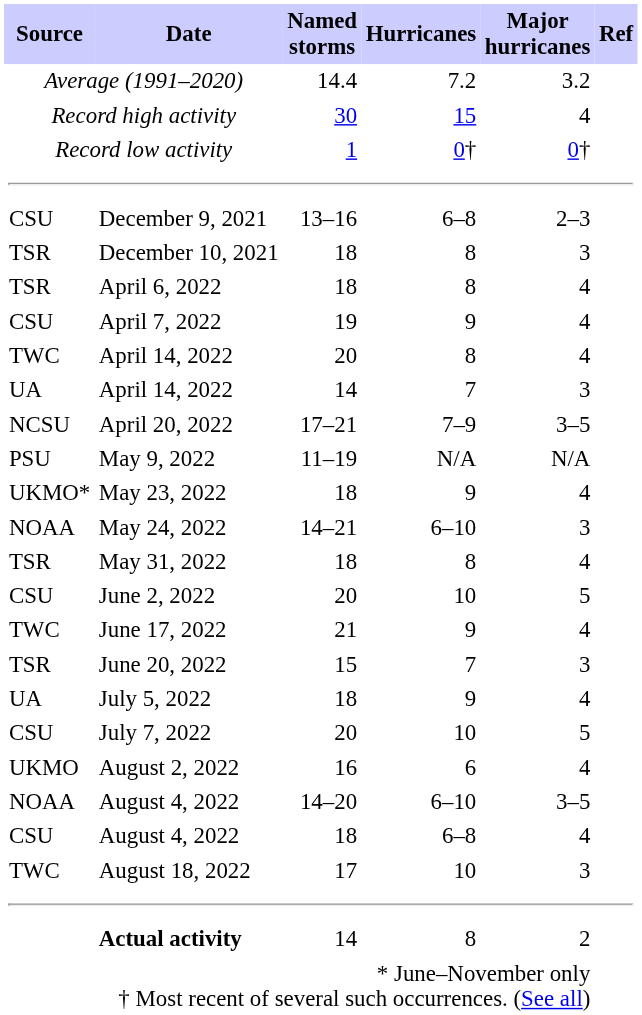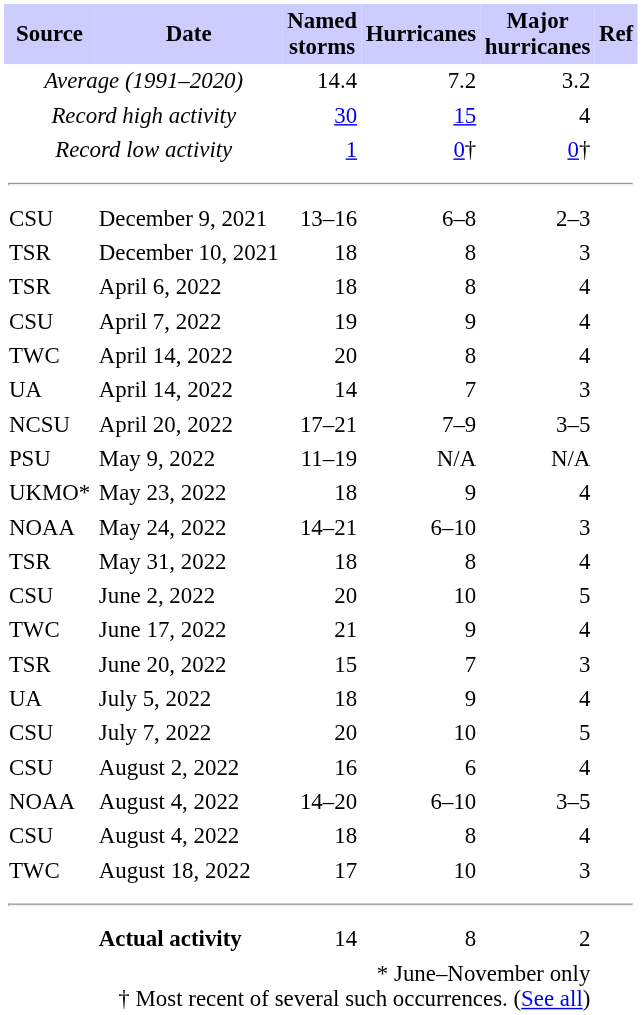(44, 767) UKMO -> (31, 767) CSU
(459, 836) 6–8 -> (471, 836) 8
